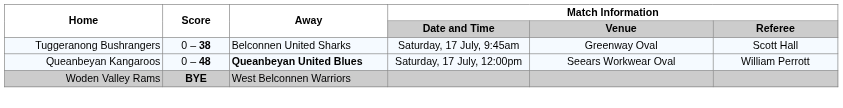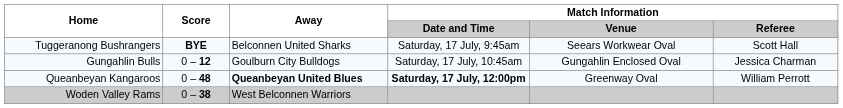(196, 45) 0 – 38 -> (196, 45) BYE
(621, 45) Greenway Oval -> (621, 45) Seears Workwear Oval
+ row: (123, 62)
(459, 62) normal -> (459, 78) bold
(621, 62) Seears Workwear Oval -> (621, 78) Greenway Oval
(196, 78) BYE -> (196, 95) 0 – 38
